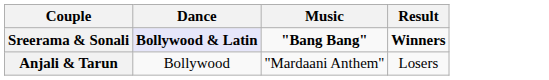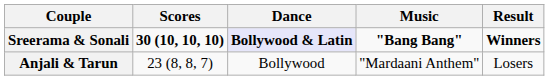+ column: (180, 16)
